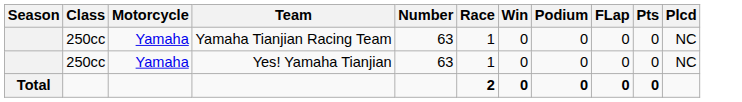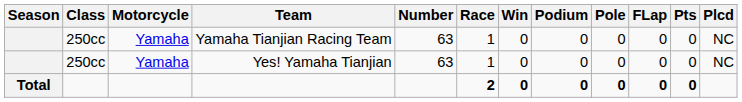+ column: (610, 16)
